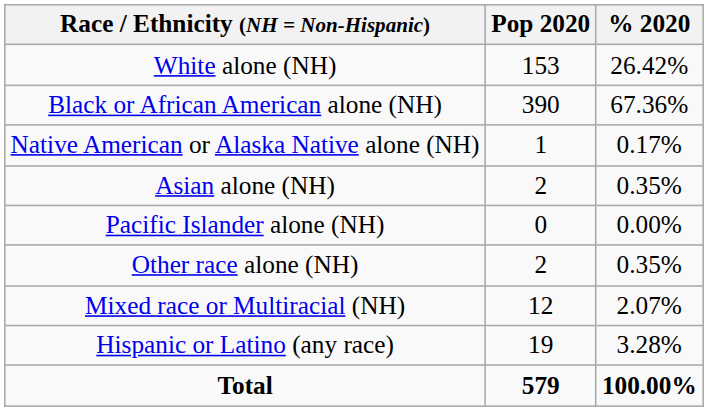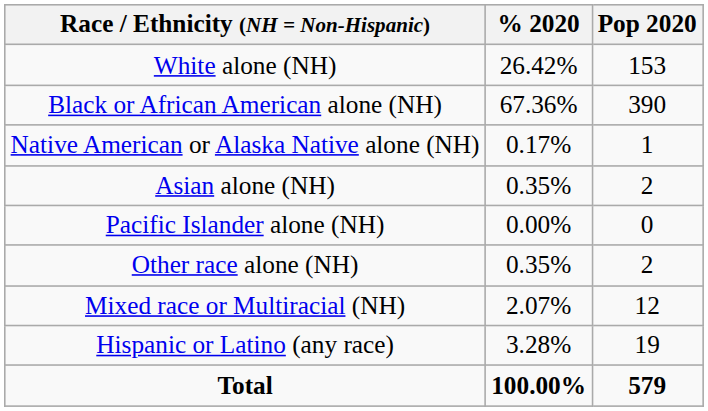columns swapped: (541, 24) <-> (649, 24)
